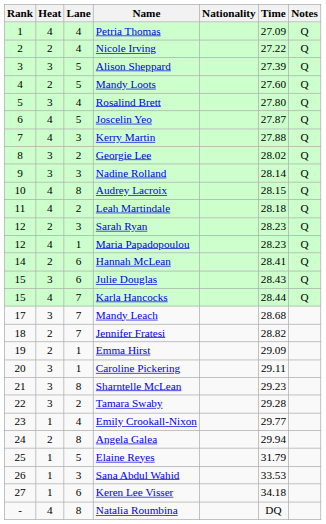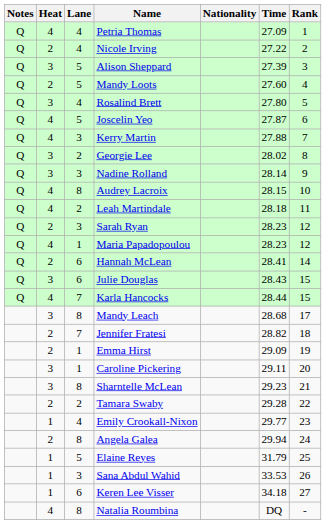columns swapped: (20, 13) <-> (305, 13)
(79, 315) 7 -> (79, 315) 8
(50, 404) 3 -> (50, 404) 2
